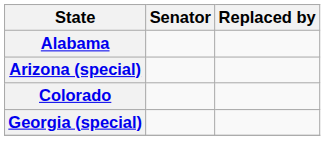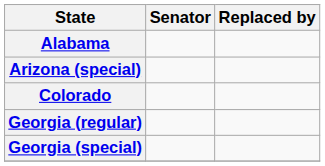+ row: (75, 122)
